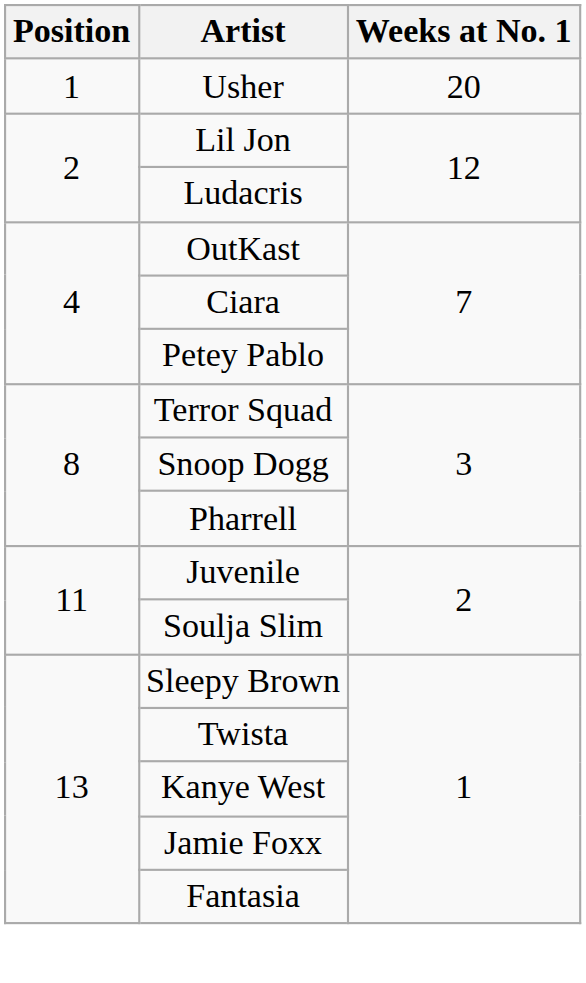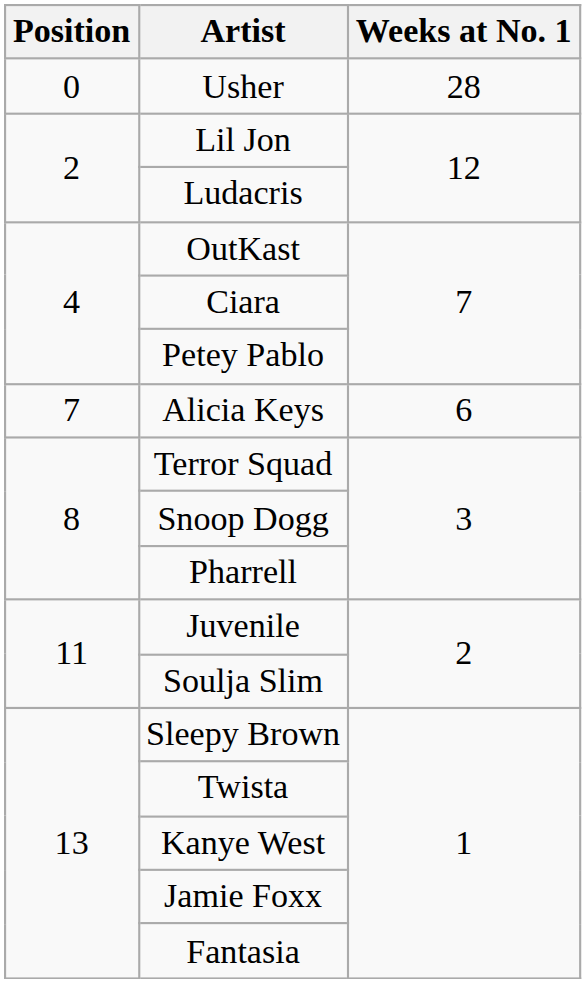(72, 85) 1 -> (72, 85) 0
(464, 85) 20 -> (464, 85) 28
+ row: (243, 409)
